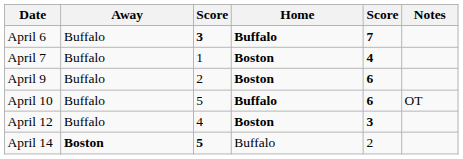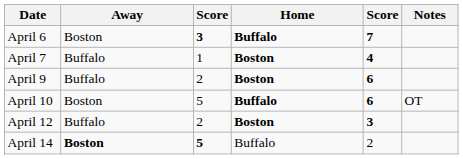(85, 36) Buffalo -> (83, 36) Boston
(85, 100) Buffalo -> (83, 100) Boston
(200, 121) 4 -> (200, 121) 2
